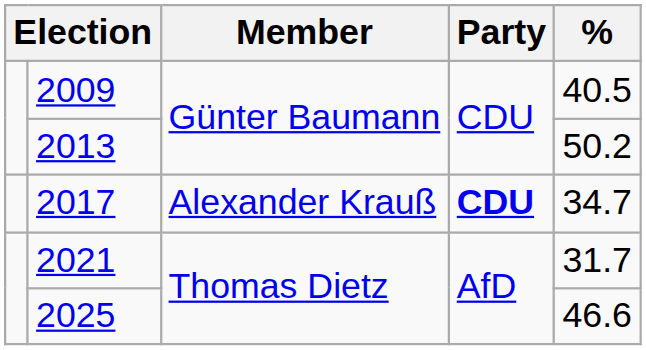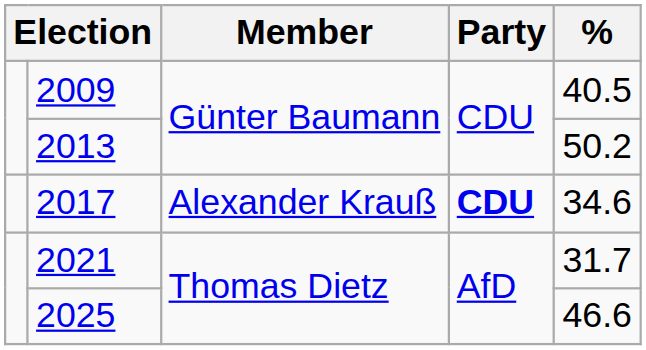(597, 202) 34.7 -> (597, 202) 34.6
